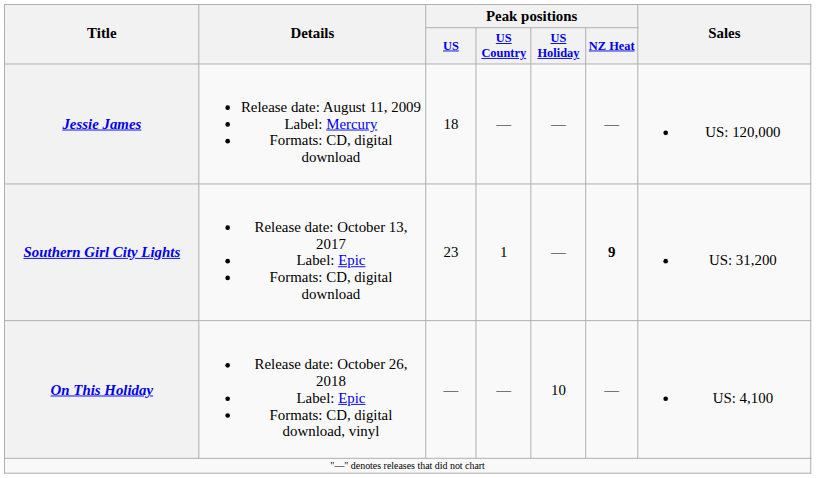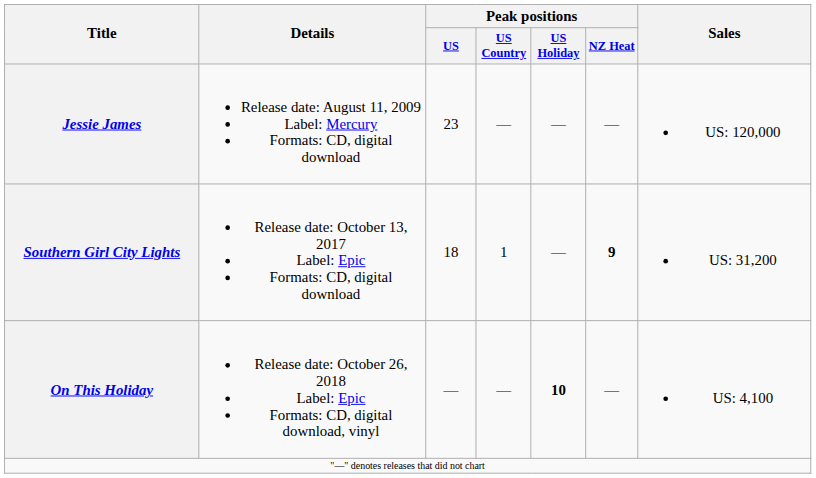(451, 123) 18 -> (451, 123) 23
(451, 252) 23 -> (451, 252) 18
(558, 389) normal -> (558, 389) bold
